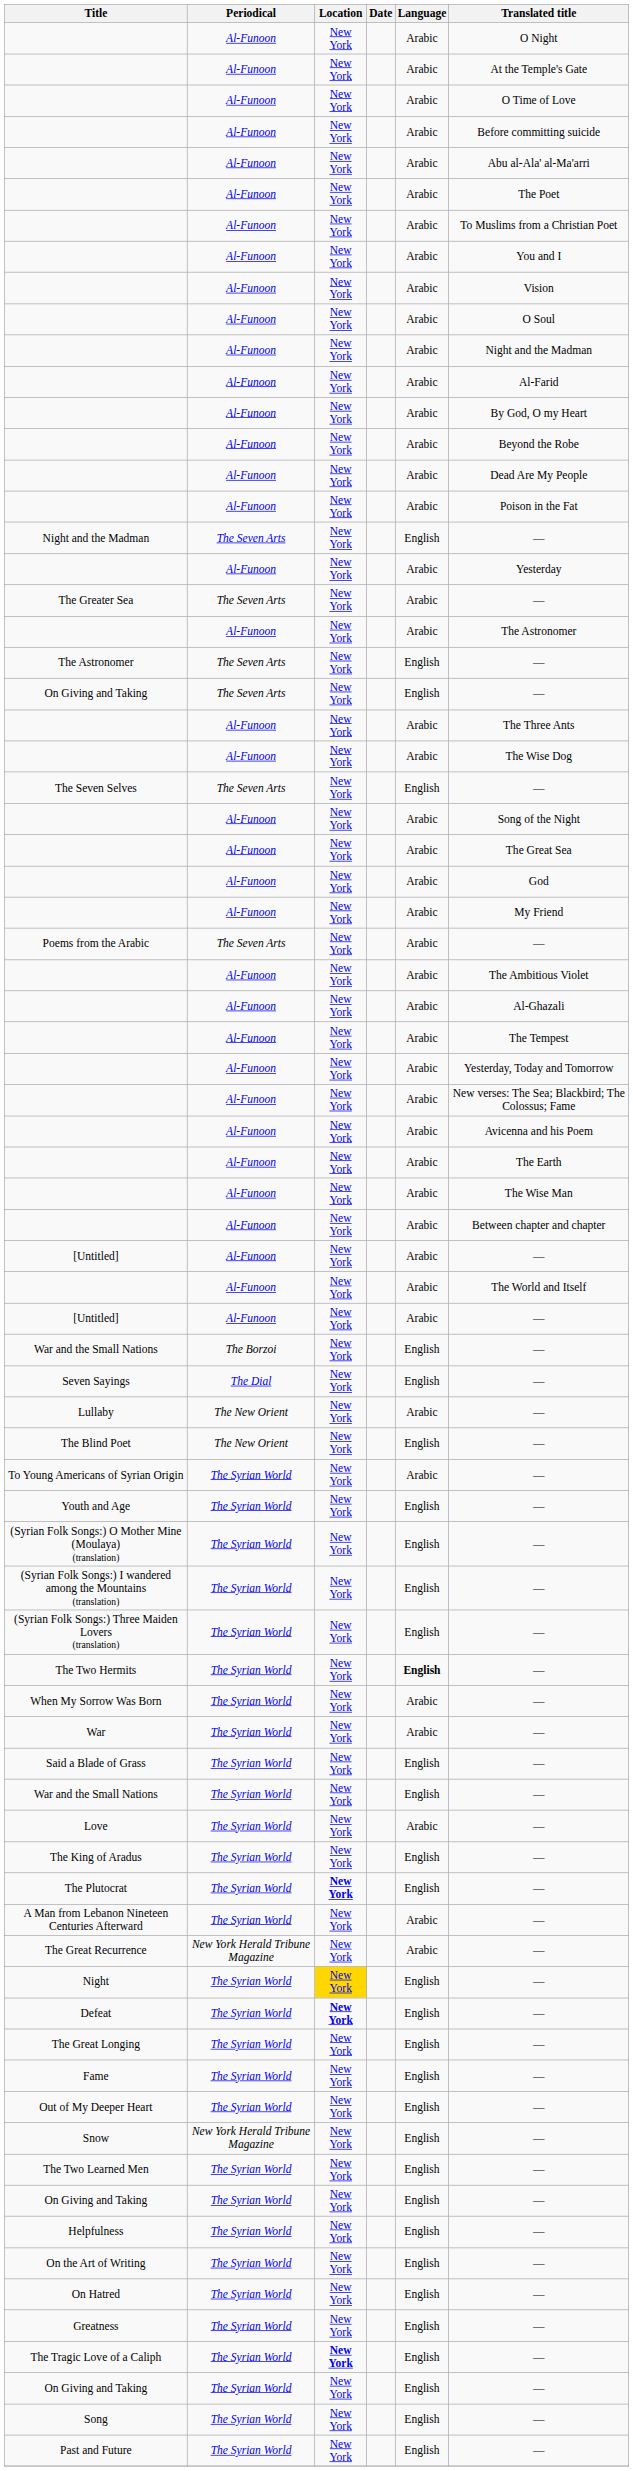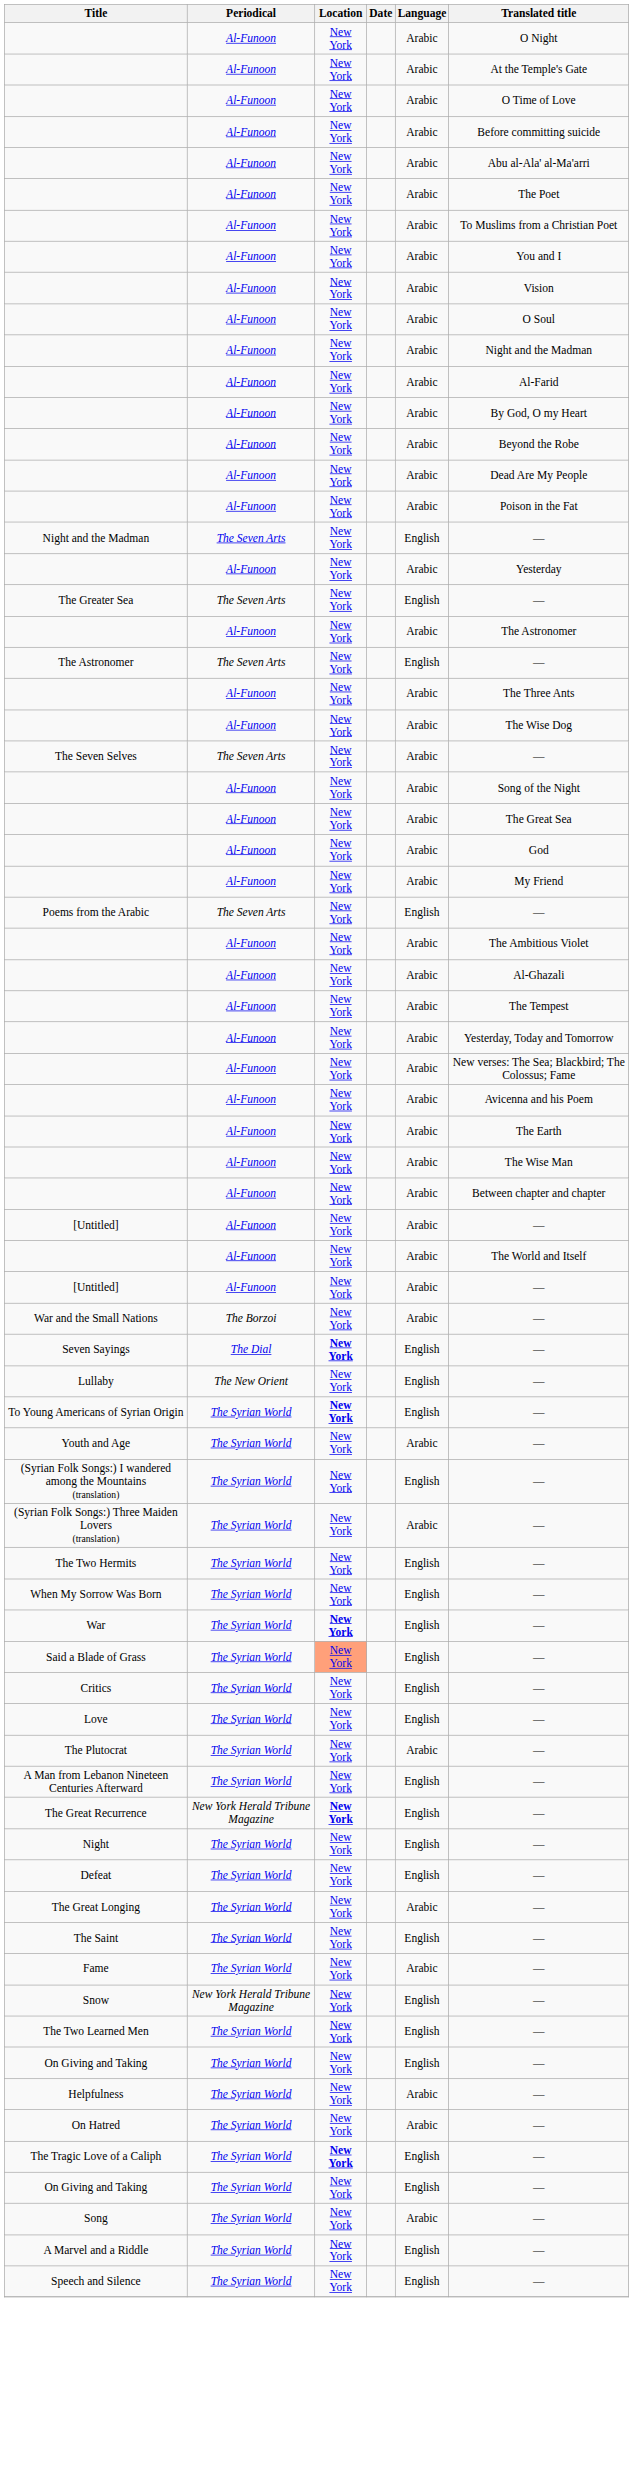(422, 600) Arabic -> (422, 600) English
- row: (96, 694)
(422, 787) English -> (422, 756) Arabic
(422, 944) Arabic -> (422, 912) English
(422, 1350) English -> (422, 1318) Arabic
(341, 1381) normal -> (341, 1350) bold
(422, 1412) Arabic -> (422, 1381) English
- row: (96, 1443)
(341, 1474) normal -> (341, 1412) bold
(422, 1474) Arabic -> (422, 1412) English
(422, 1506) English -> (422, 1443) Arabic
- row: (96, 1543)
(422, 1632) English -> (422, 1525) Arabic
(422, 1669) bold -> (422, 1563) normal
(422, 1701) Arabic -> (422, 1594) English
(341, 1732) normal -> (341, 1625) bold
(422, 1732) Arabic -> (422, 1625) English
(341, 1763) no background -> (341, 1657) lightsalmon background
+ row: (96, 1688)
- row: (96, 1794)
(422, 1826) Arabic -> (422, 1719) English
- row: (96, 1857)
(341, 1888) bold -> (341, 1750) normal
(422, 1888) English -> (422, 1750) Arabic
(422, 1919) Arabic -> (422, 1781) English
(341, 1951) normal -> (341, 1813) bold
(422, 1951) Arabic -> (422, 1813) English
(341, 1982) gold background -> (341, 1844) no background
(341, 2013) bold -> (341, 1875) normal
(422, 2044) English -> (422, 1906) Arabic
+ row: (96, 1938)
(422, 2075) English -> (422, 1969) Arabic
- row: (96, 2107)
(422, 2232) English -> (422, 2094) Arabic
- row: (96, 2263)
(422, 2294) English -> (422, 2125) Arabic
- row: (96, 2325)
(422, 2419) English -> (422, 2219) Arabic
+ row: (96, 2250)
- row: (96, 2450)
+ row: (96, 2281)
